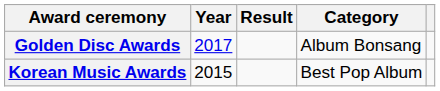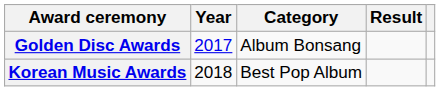columns swapped: (361, 18) <-> (266, 18)
(213, 72) 2015 -> (213, 72) 2018
